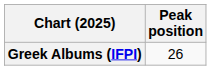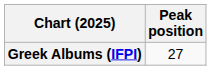(176, 53) 26 -> (176, 53) 27
